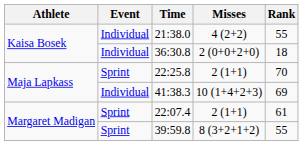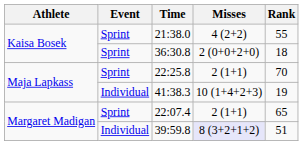(125, 34) Individual -> (115, 34) Sprint
(125, 53) Individual -> (115, 53) Sprint
(281, 92) 69 -> (281, 92) 19
(281, 112) 61 -> (281, 112) 65
(115, 131) Sprint -> (125, 131) Individual
(229, 131) no background -> (229, 131) lavender background
(281, 131) 55 -> (281, 131) 51
